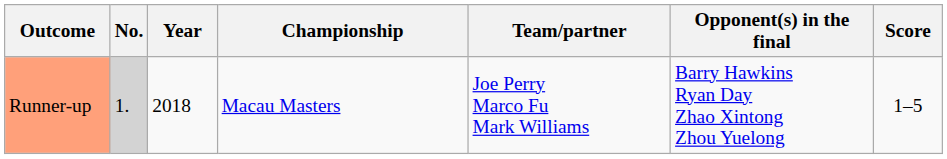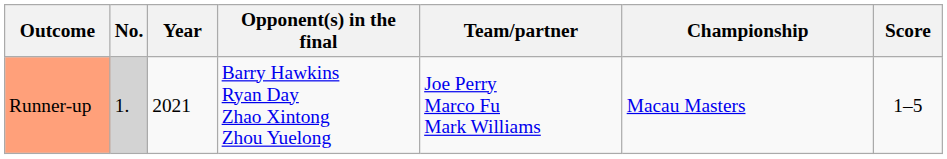columns swapped: (343, 30) <-> (772, 30)
(172, 105) 2018 -> (172, 105) 2021
